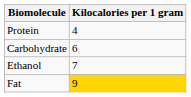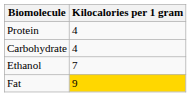(75, 48) 6 -> (75, 48) 4
